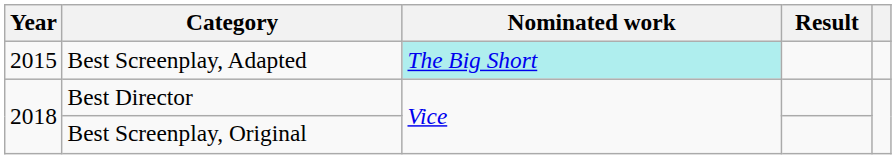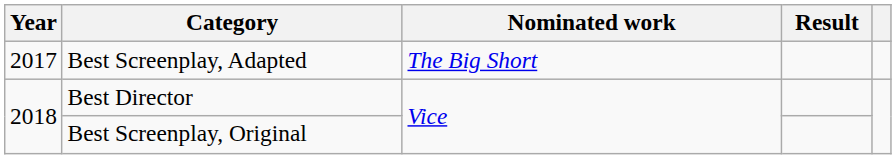(33, 60) 2015 -> (33, 60) 2017
(472, 60) paleturquoise background -> (472, 60) no background
